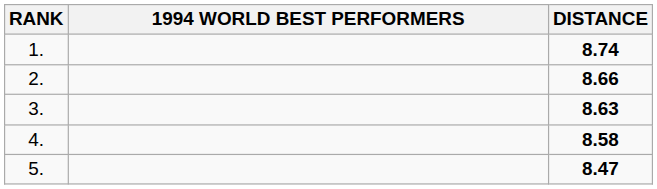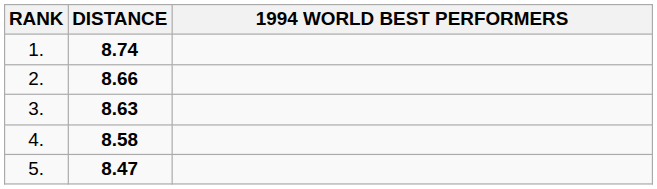columns swapped: (308, 19) <-> (600, 19)
